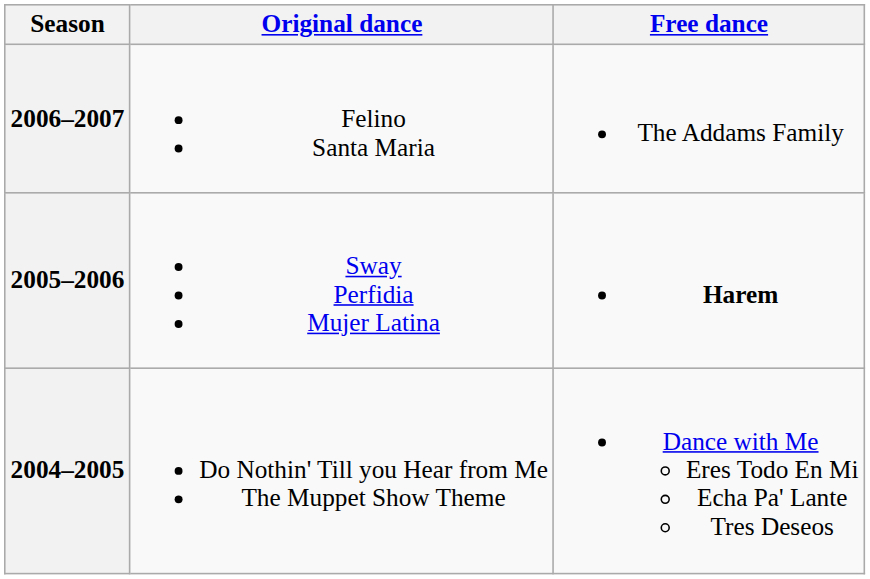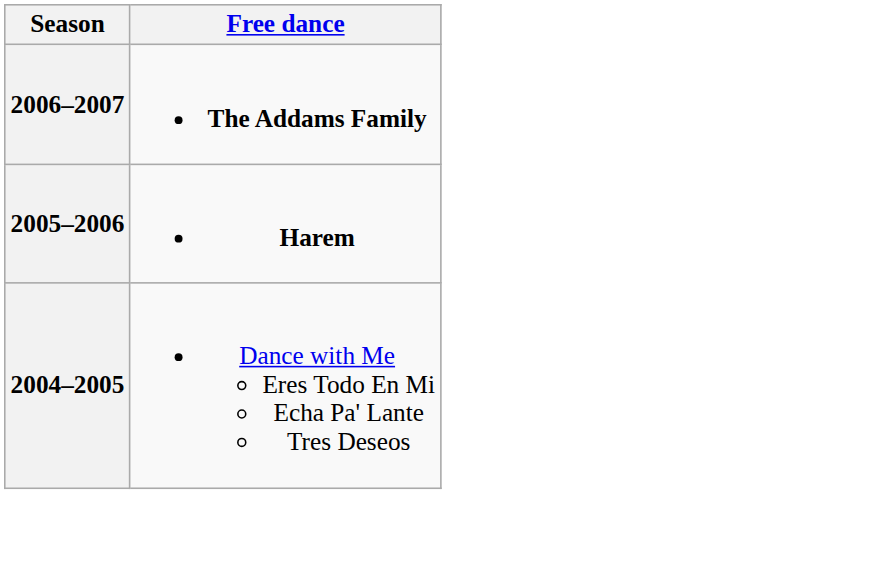- column: (342, 24)
(709, 133) normal -> (286, 119) bold
